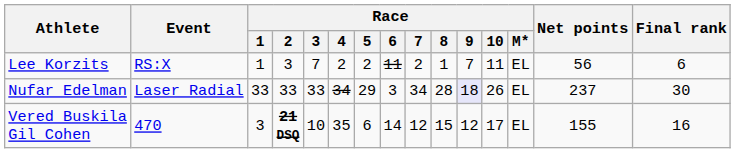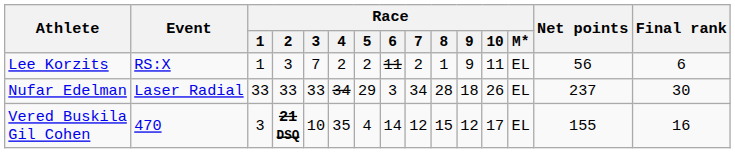(469, 65) 7 -> (469, 65) 9
(469, 91) lavender background -> (469, 91) no background
(367, 126) 6 -> (367, 126) 4
